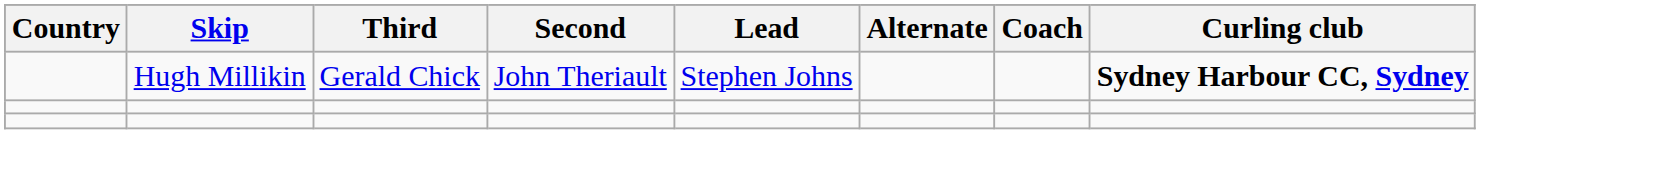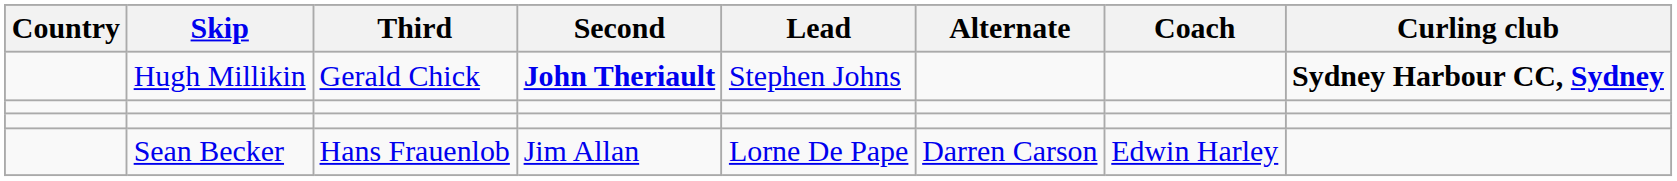(580, 75) normal -> (619, 75) bold
+ row: (209, 150)
